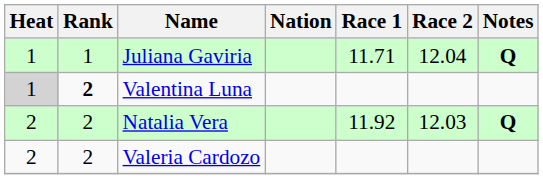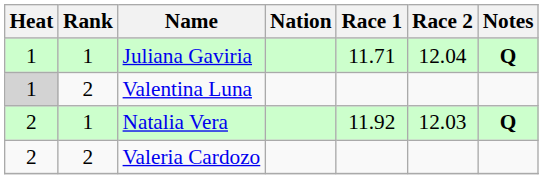(88, 88) bold -> (88, 88) normal
(88, 122) 2 -> (88, 122) 1
